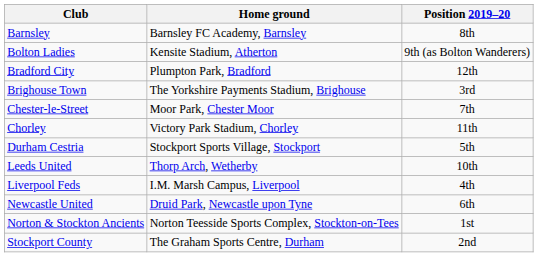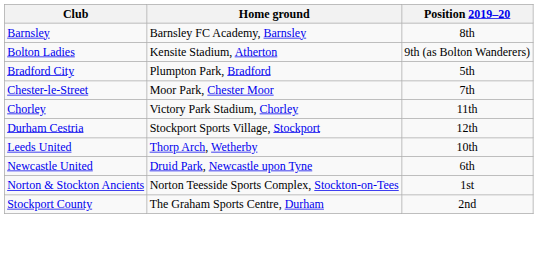(467, 71) 12th -> (467, 71) 5th
- row: (47, 90)
(467, 147) 5th -> (467, 128) 12th
- row: (44, 185)
